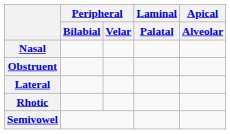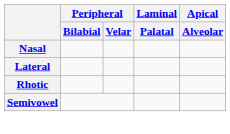- row: (32, 66)
